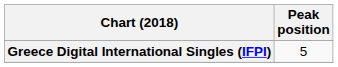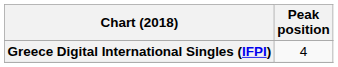(303, 51) 5 -> (303, 51) 4
